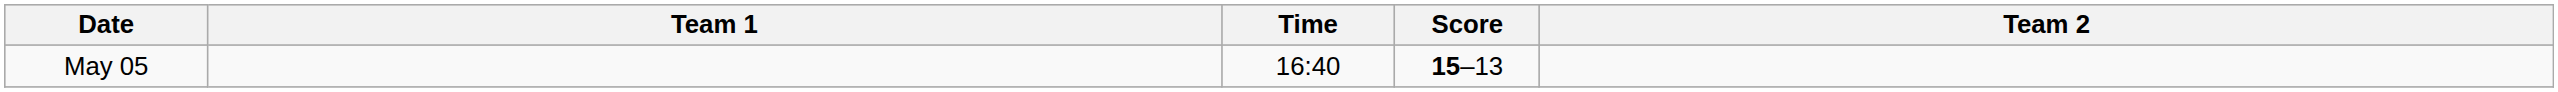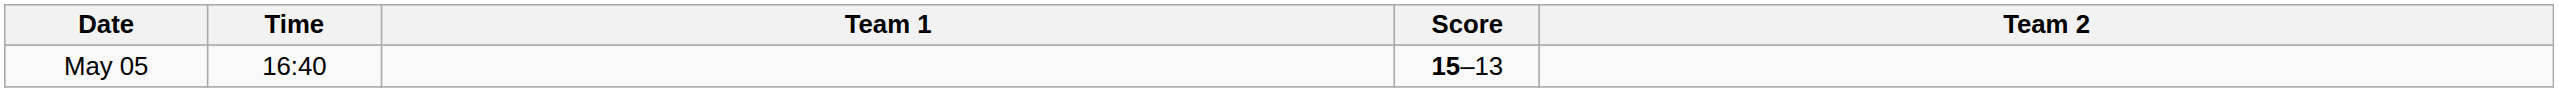columns swapped: (1308, 24) <-> (714, 24)
